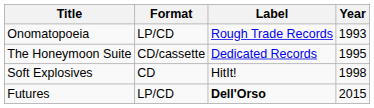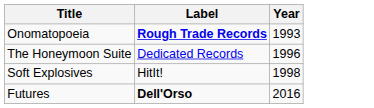- column: (171, 14)
(272, 34) normal -> (202, 34) bold
(353, 53) 1995 -> (287, 53) 1996
(353, 93) 2015 -> (287, 93) 2016
